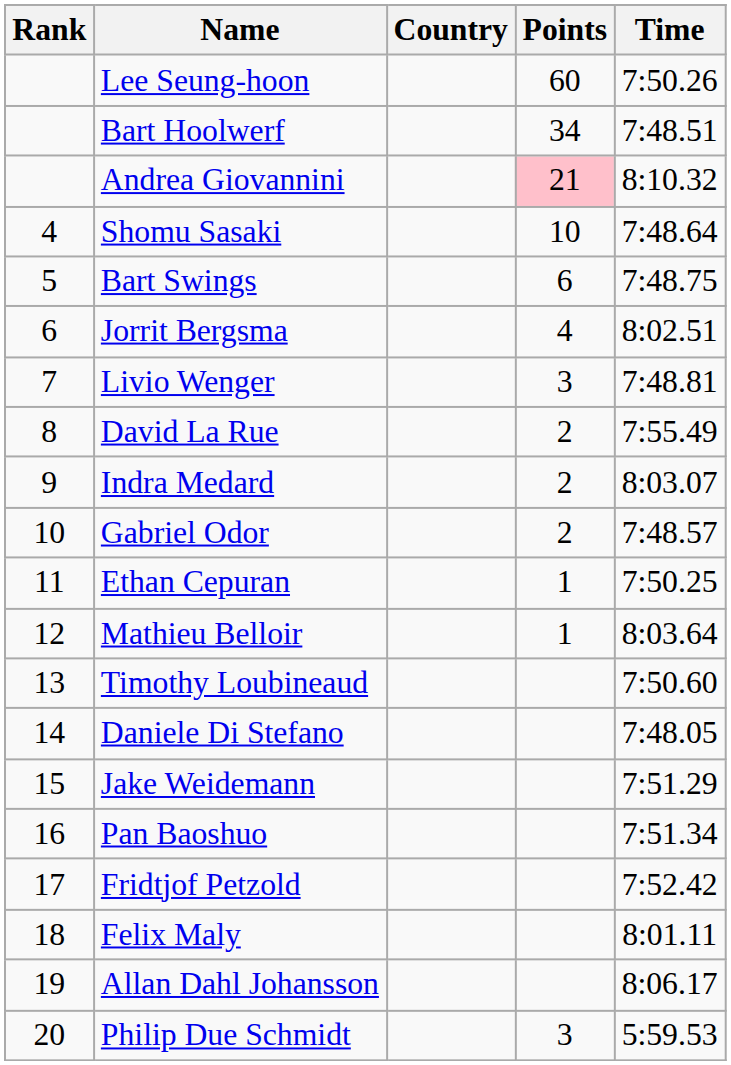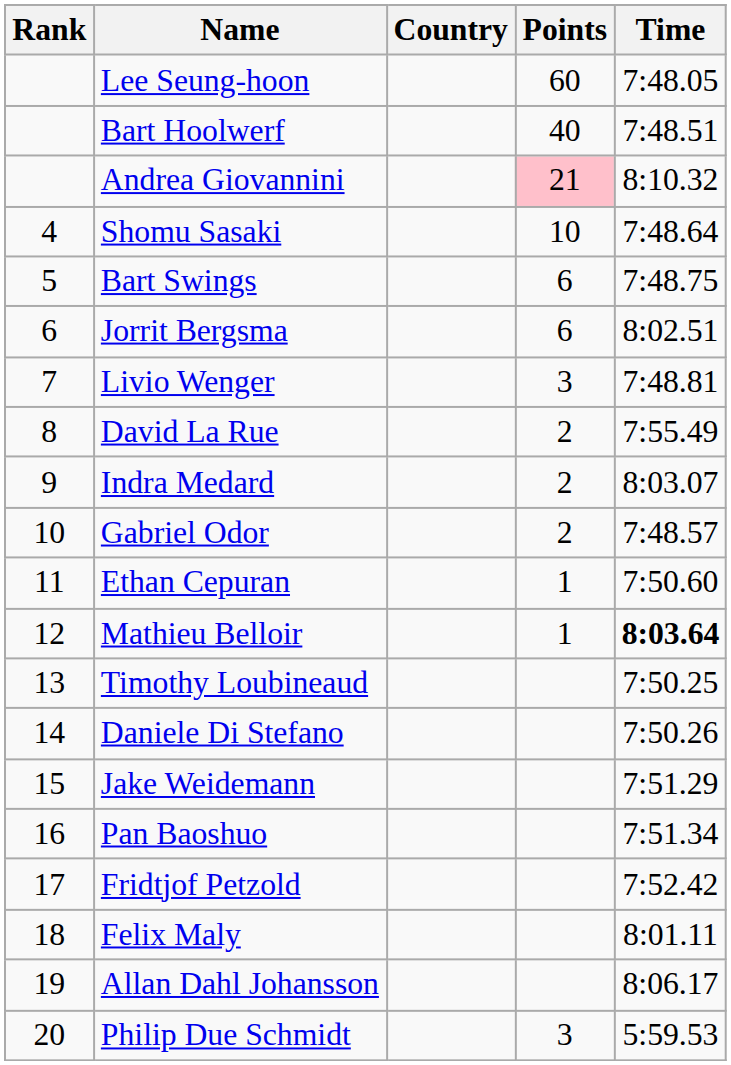(670, 79) 7:50.26 -> (670, 79) 7:48.05
(565, 130) 34 -> (565, 130) 40
(565, 331) 4 -> (565, 331) 6
(670, 582) 7:50.25 -> (670, 582) 7:50.60
(670, 632) normal -> (670, 632) bold
(670, 682) 7:50.60 -> (670, 682) 7:50.25
(670, 733) 7:48.05 -> (670, 733) 7:50.26
